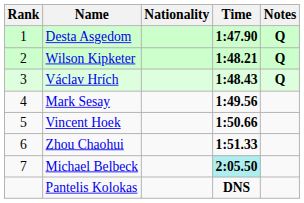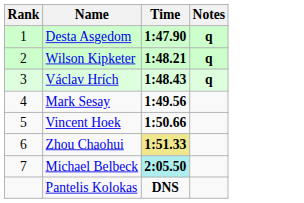- column: (177, 15)
(280, 36) Q -> (209, 36) q
(280, 58) Q -> (209, 58) q
(280, 79) Q -> (209, 79) q
(237, 144) no background -> (165, 144) khaki background
